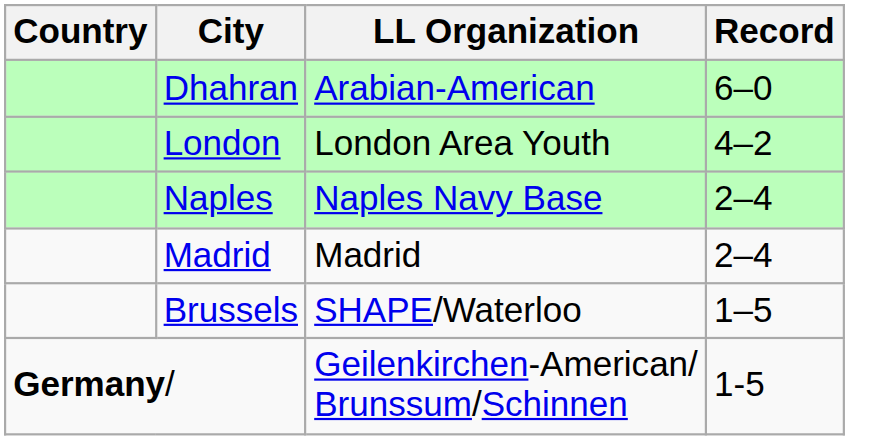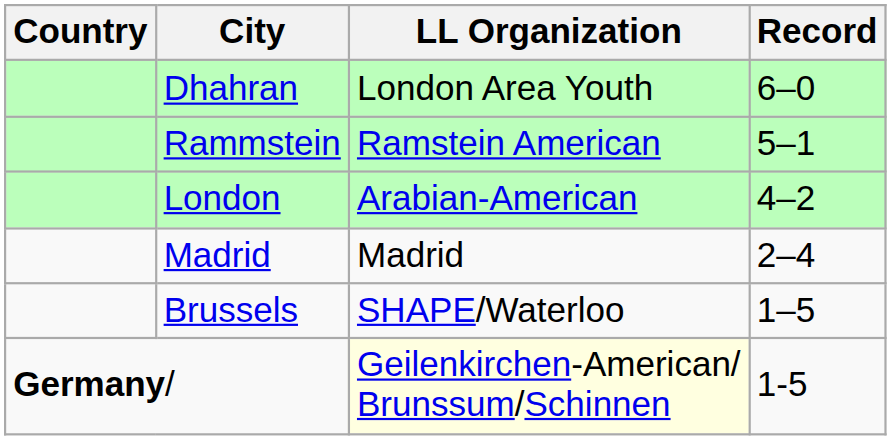(454, 87) Arabian-American -> (505, 87) London Area Youth
+ row: (252, 143)
(462, 143) London Area Youth -> (497, 198) Arabian-American
- row: (218, 198)
(506, 385) no background -> (549, 385) lightyellow background
